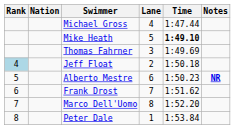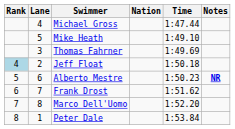columns swapped: (151, 11) <-> (45, 11)
(182, 38) bold -> (182, 38) normal
